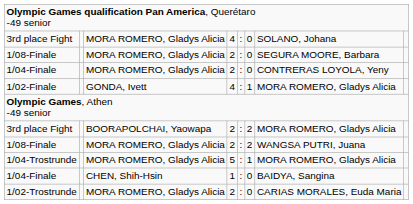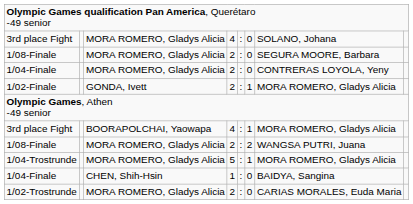(232, 86) 4 -> (232, 86) 2
(232, 129) 2 -> (232, 129) 4
(250, 129) 2 -> (250, 129) 1
